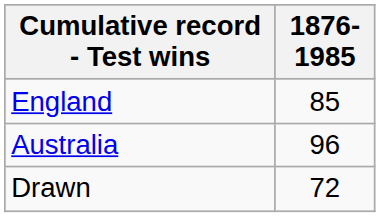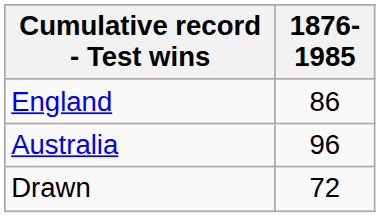(325, 100) 85 -> (325, 100) 86
